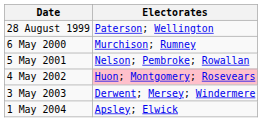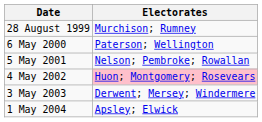(154, 29) Paterson; Wellington -> (145, 29) Murchison; Rumney
(145, 45) Murchison; Rumney -> (154, 45) Paterson; Wellington
